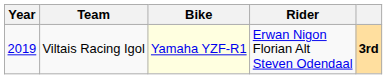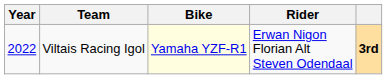(22, 49) 2019 -> (22, 49) 2022
